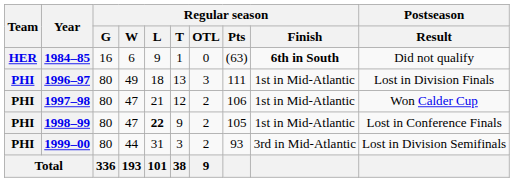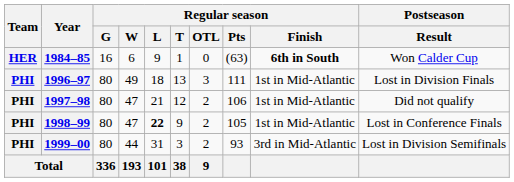(434, 58) Did not qualify -> (434, 58) Won Calder Cup
(434, 101) Won Calder Cup -> (434, 101) Did not qualify
